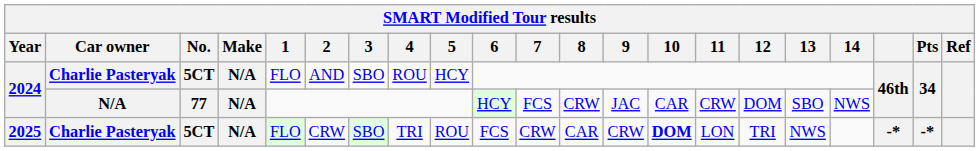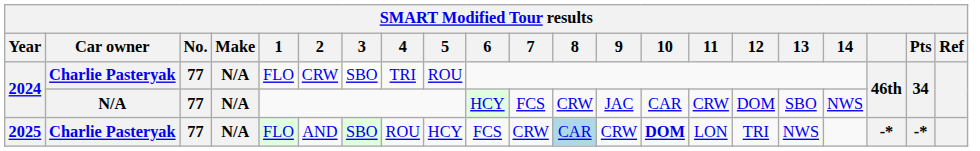(199, 75) 5CT -> (195, 75) 77
(327, 75) AND -> (320, 75) CRW
(410, 75) ROU -> (403, 75) TRI
(452, 75) HCY -> (445, 75) ROU
(199, 131) 5CT -> (195, 131) 77
(327, 131) CRW -> (320, 131) AND
(410, 131) TRI -> (403, 131) ROU
(452, 131) ROU -> (445, 131) HCY
(582, 131) no background -> (575, 131) lightblue background
